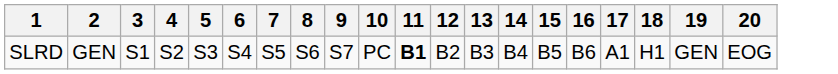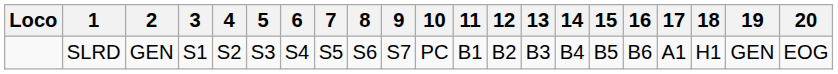+ column: (33, 20)
(413, 52) bold -> (470, 52) normal
